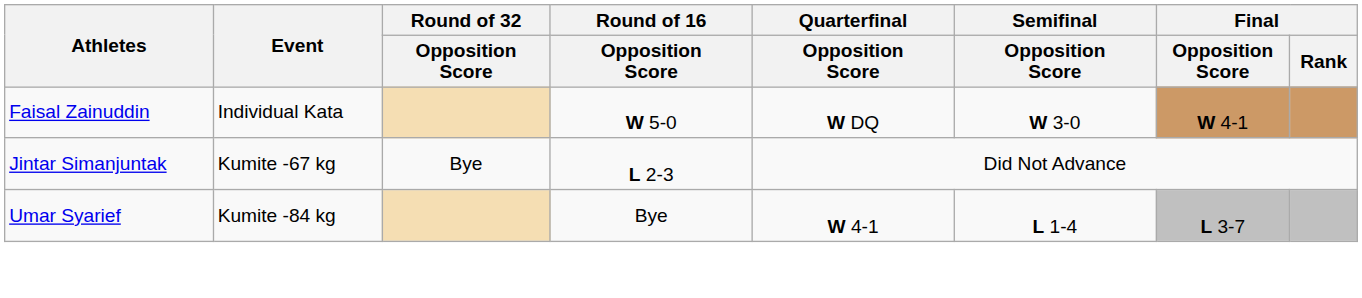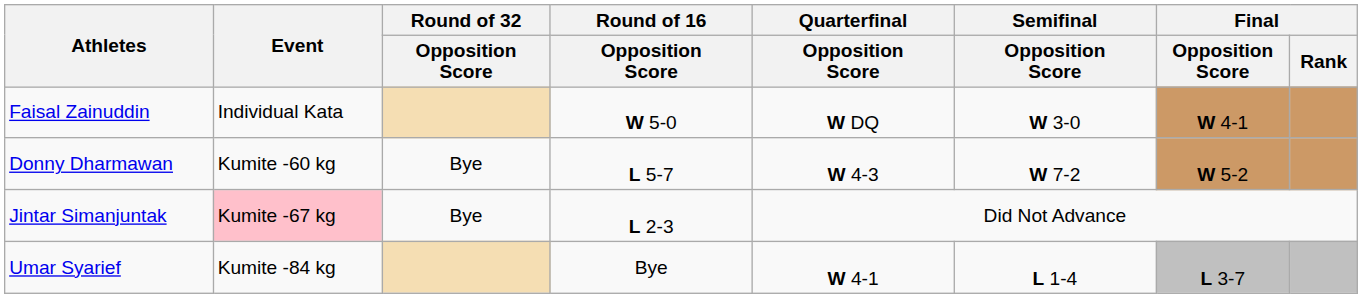+ row: (91, 164)
(277, 164) no background -> (277, 216) pink background
